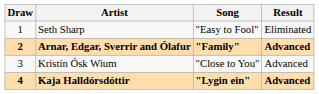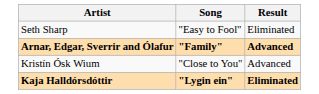- column: (20, 13)
(287, 81) Advanced -> (273, 81) Eliminated
